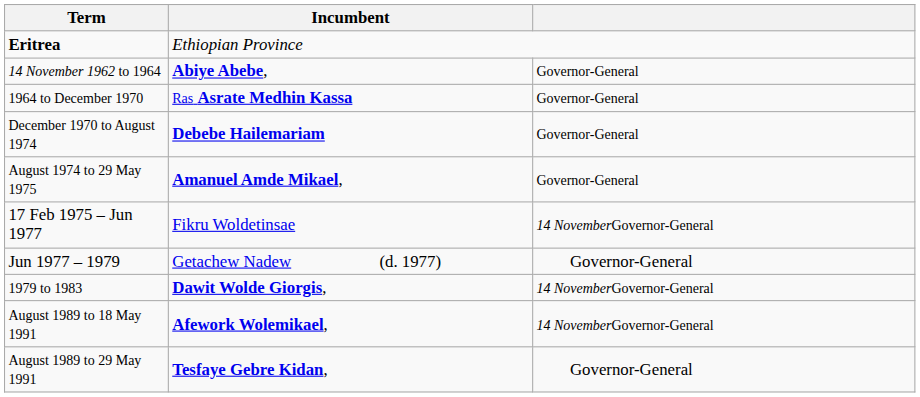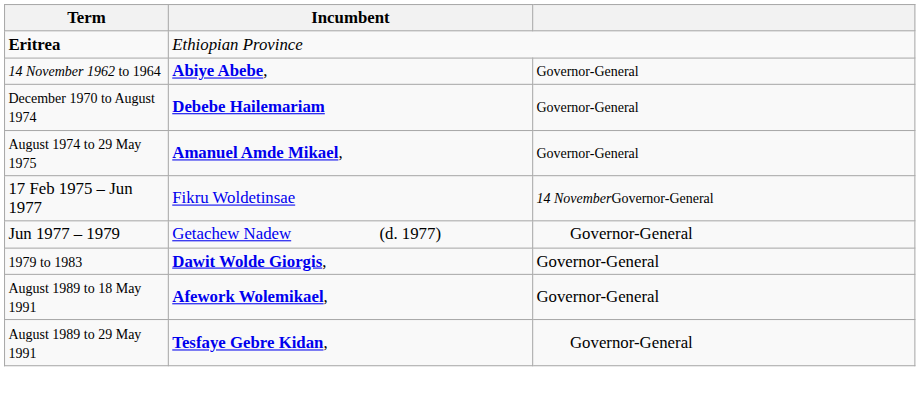- row: (76, 98)
(625, 288) 14 NovemberGovernor-General -> (598, 261) Governor-General
(625, 324) 14 NovemberGovernor-General -> (598, 297) Governor-General
